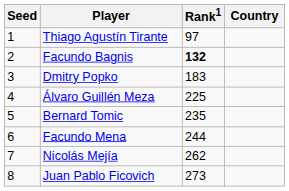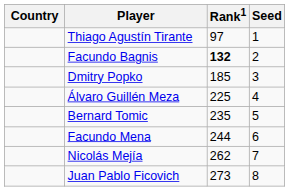columns swapped: (254, 16) <-> (22, 16)
(196, 77) 183 -> (220, 77) 185
